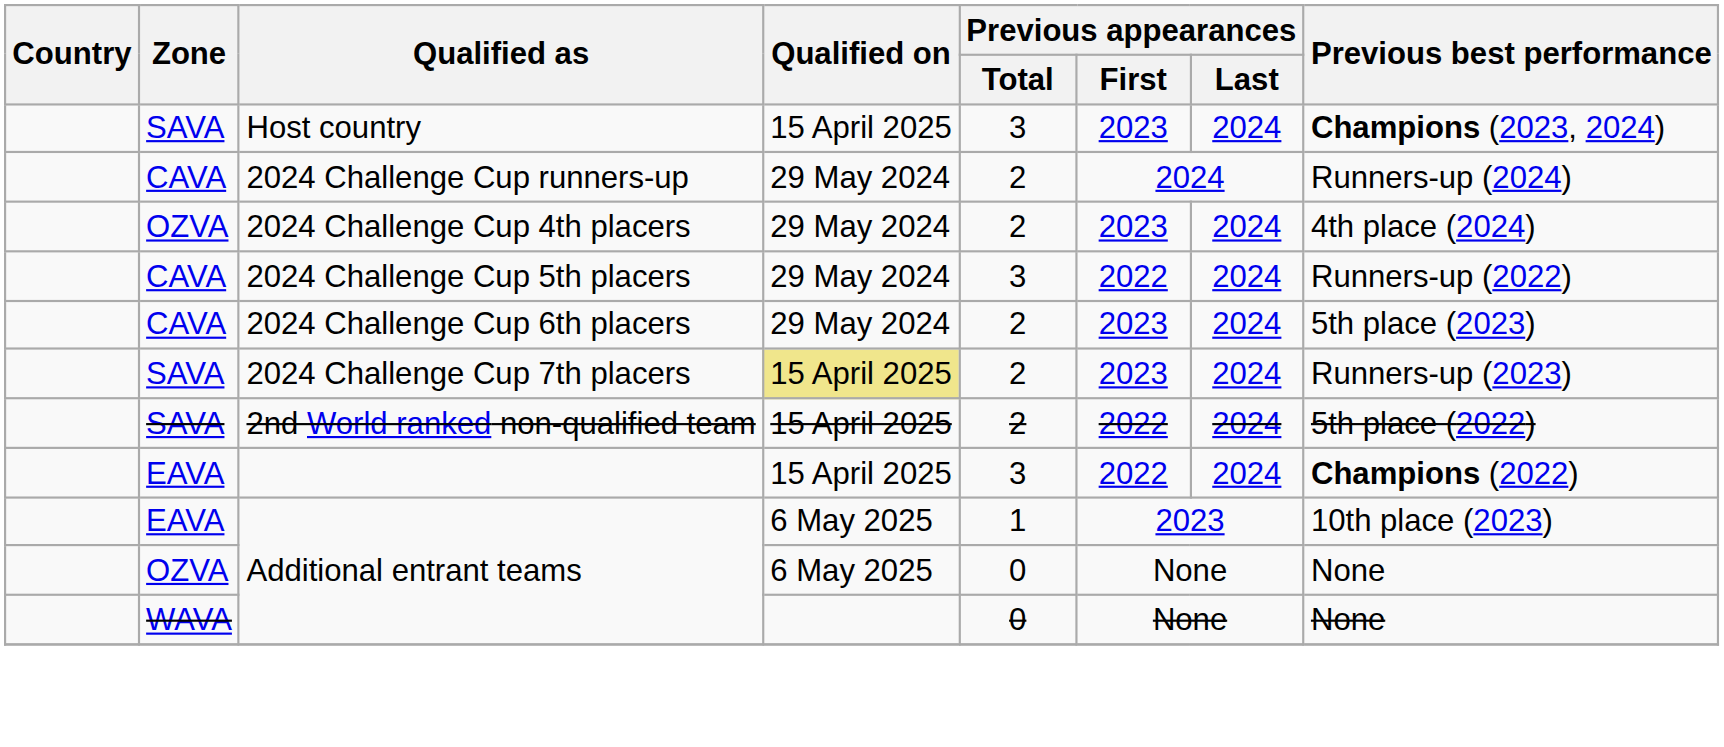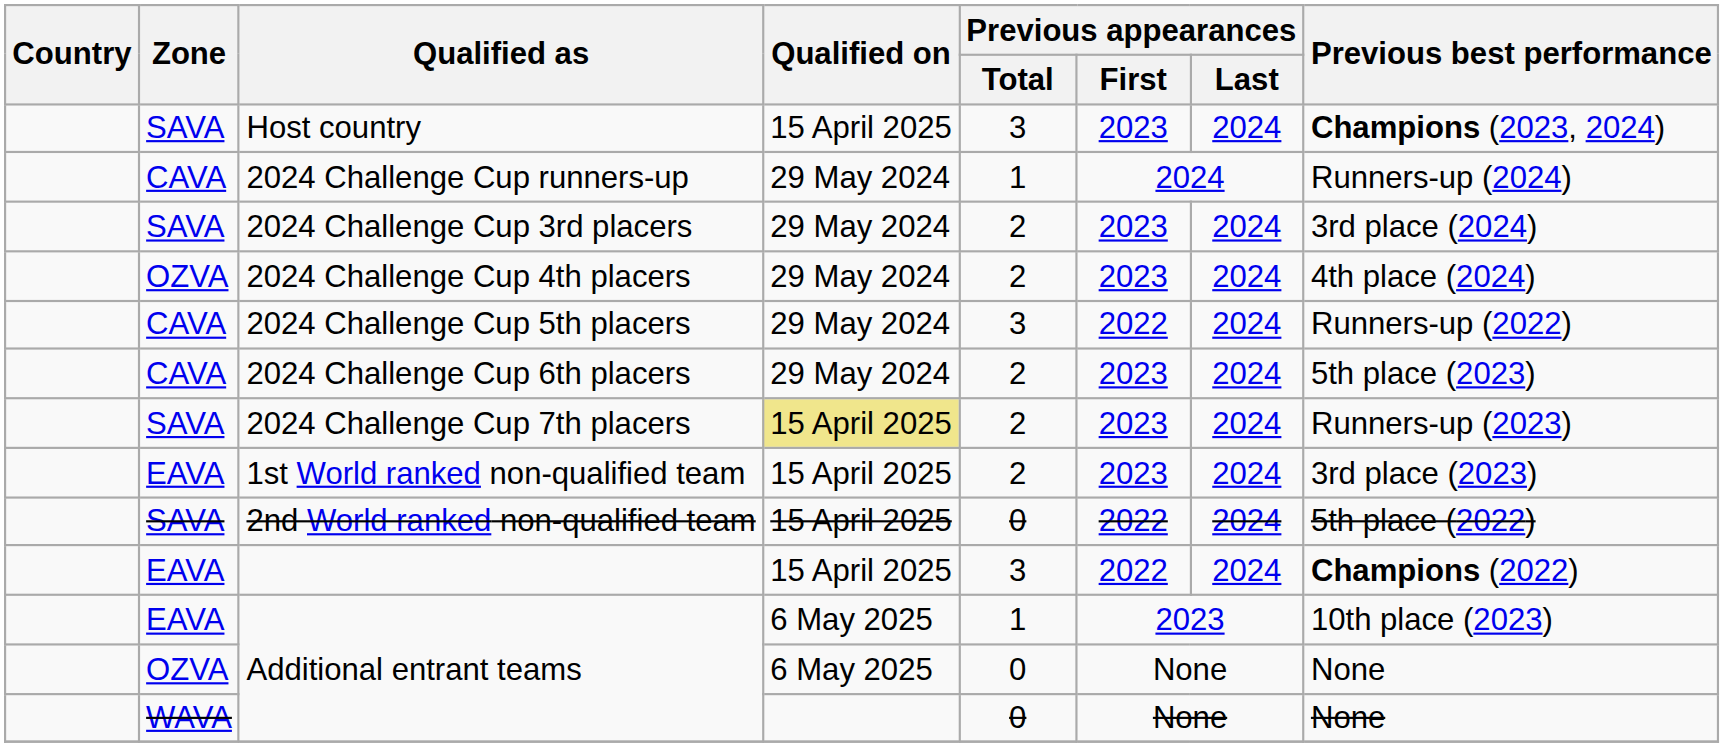(1018, 177) 2 -> (1018, 177) 1
+ row: (185, 227)
+ row: (185, 472)
(1018, 423) 2 -> (1018, 521) 0
